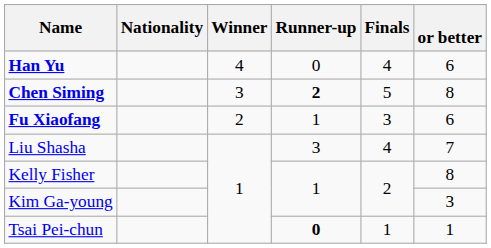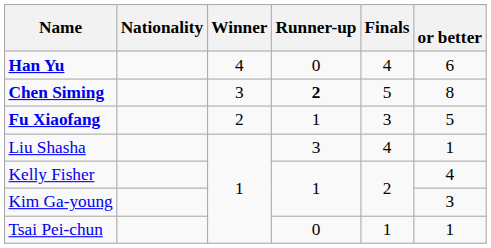(450, 119) 6 -> (450, 119) 5
(450, 147) 7 -> (450, 147) 1
(450, 174) 8 -> (450, 174) 4
(316, 229) bold -> (316, 229) normal
